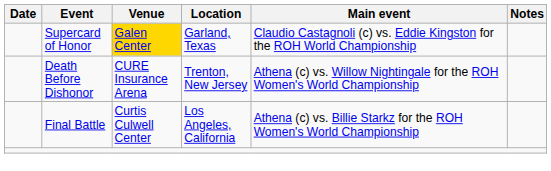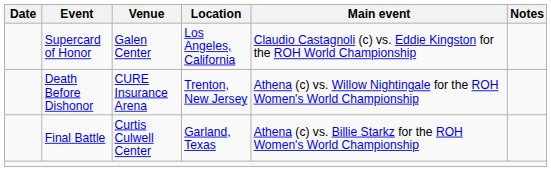(133, 39) gold background -> (133, 46) no background
(207, 39) Garland, Texas -> (210, 46) Los Angeles, California
(210, 124) Los Angeles, California -> (207, 138) Garland, Texas
